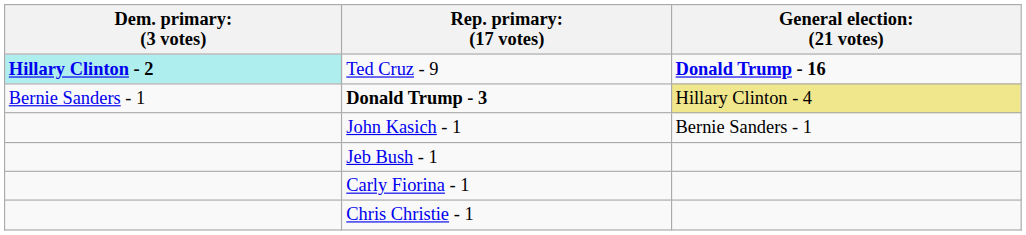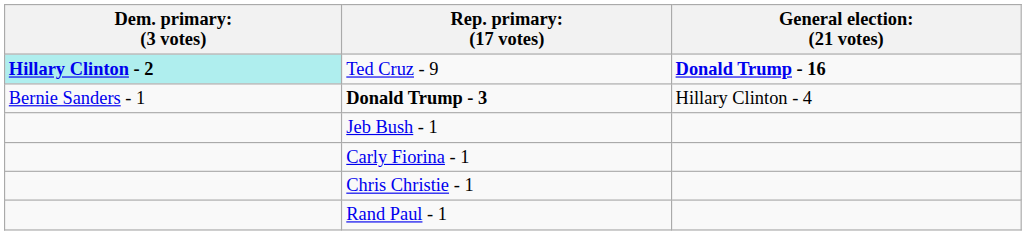(744, 98) khaki background -> (744, 98) no background
- row: (404, 127)
+ row: (397, 214)
